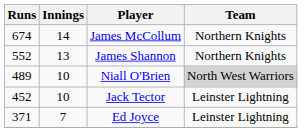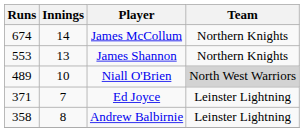(22, 55) 552 -> (22, 55) 553
- row: (135, 96)
+ row: (137, 117)
